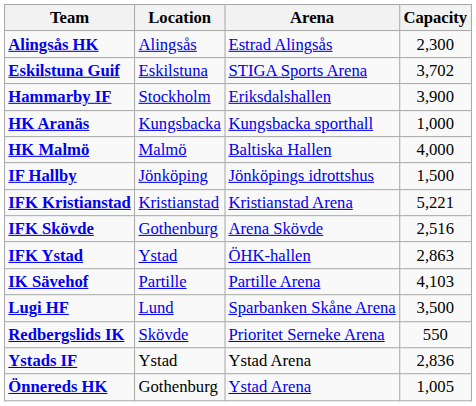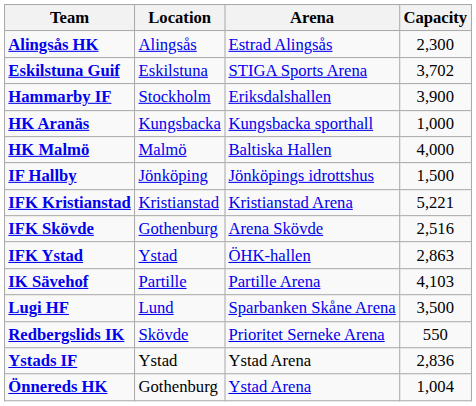(435, 387) 1,005 -> (435, 387) 1,004
